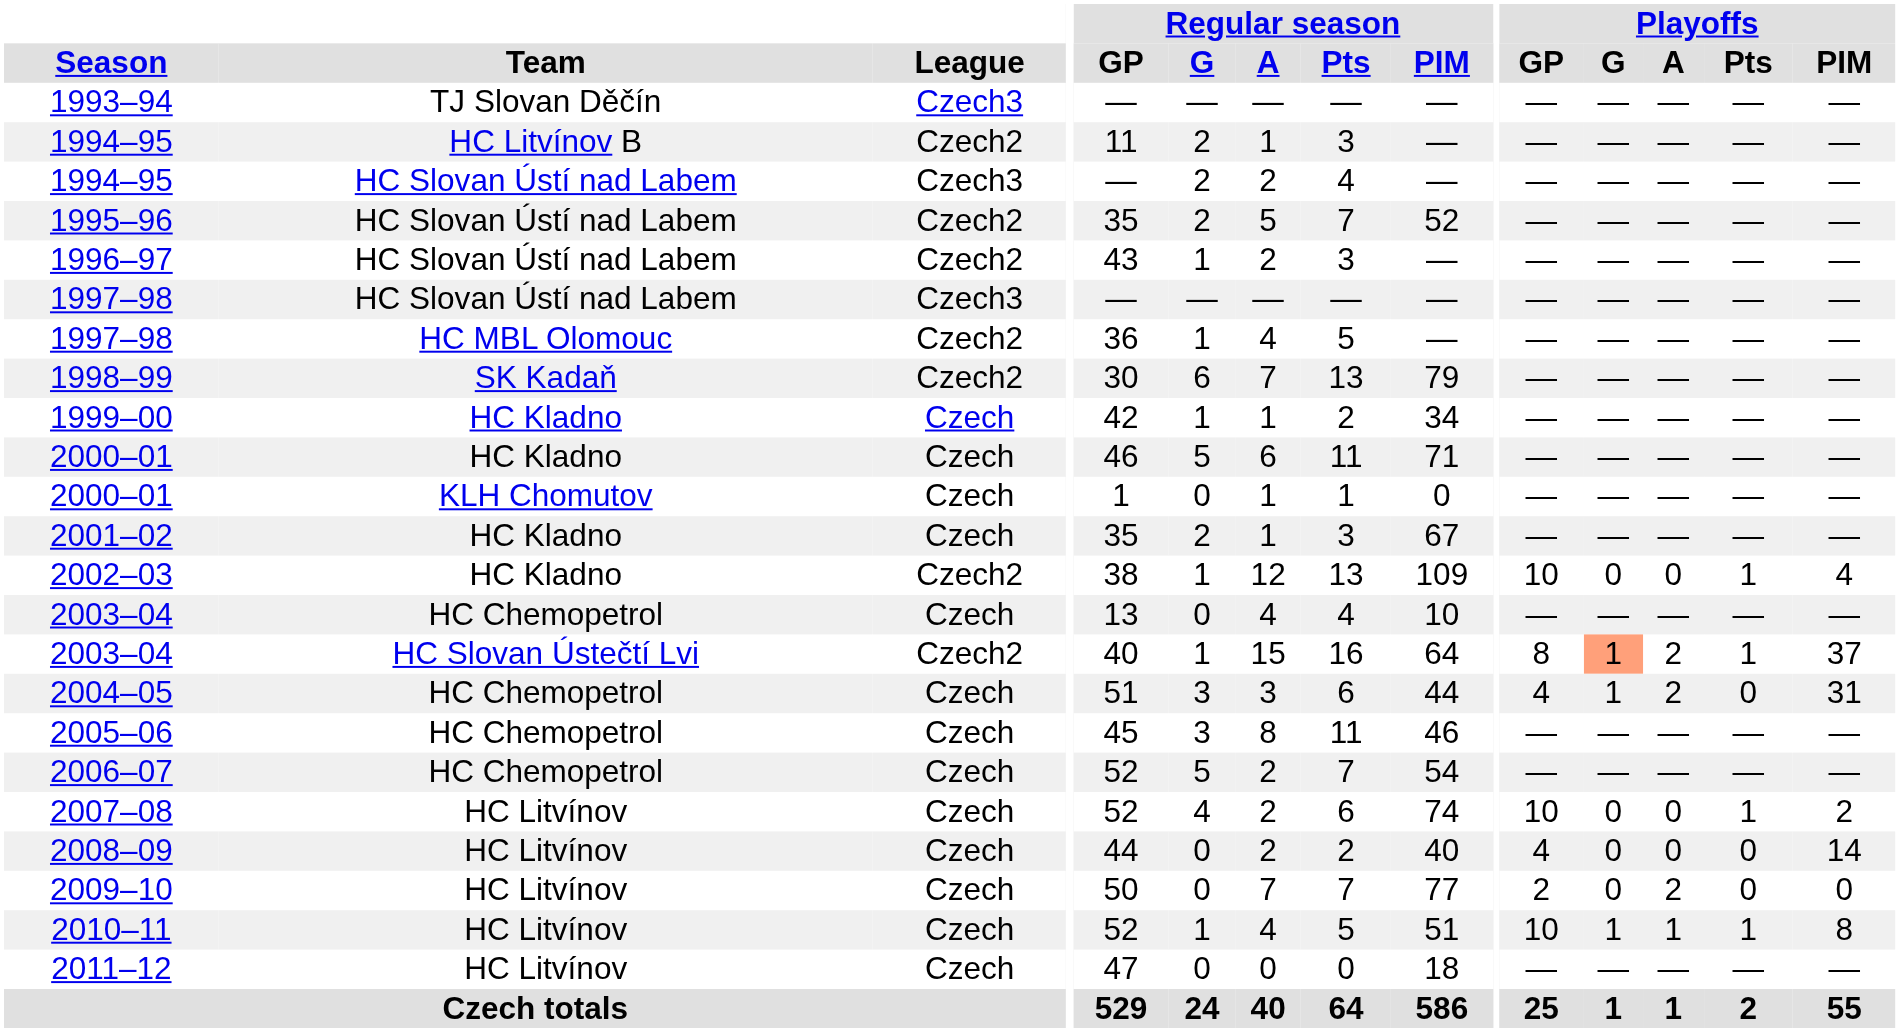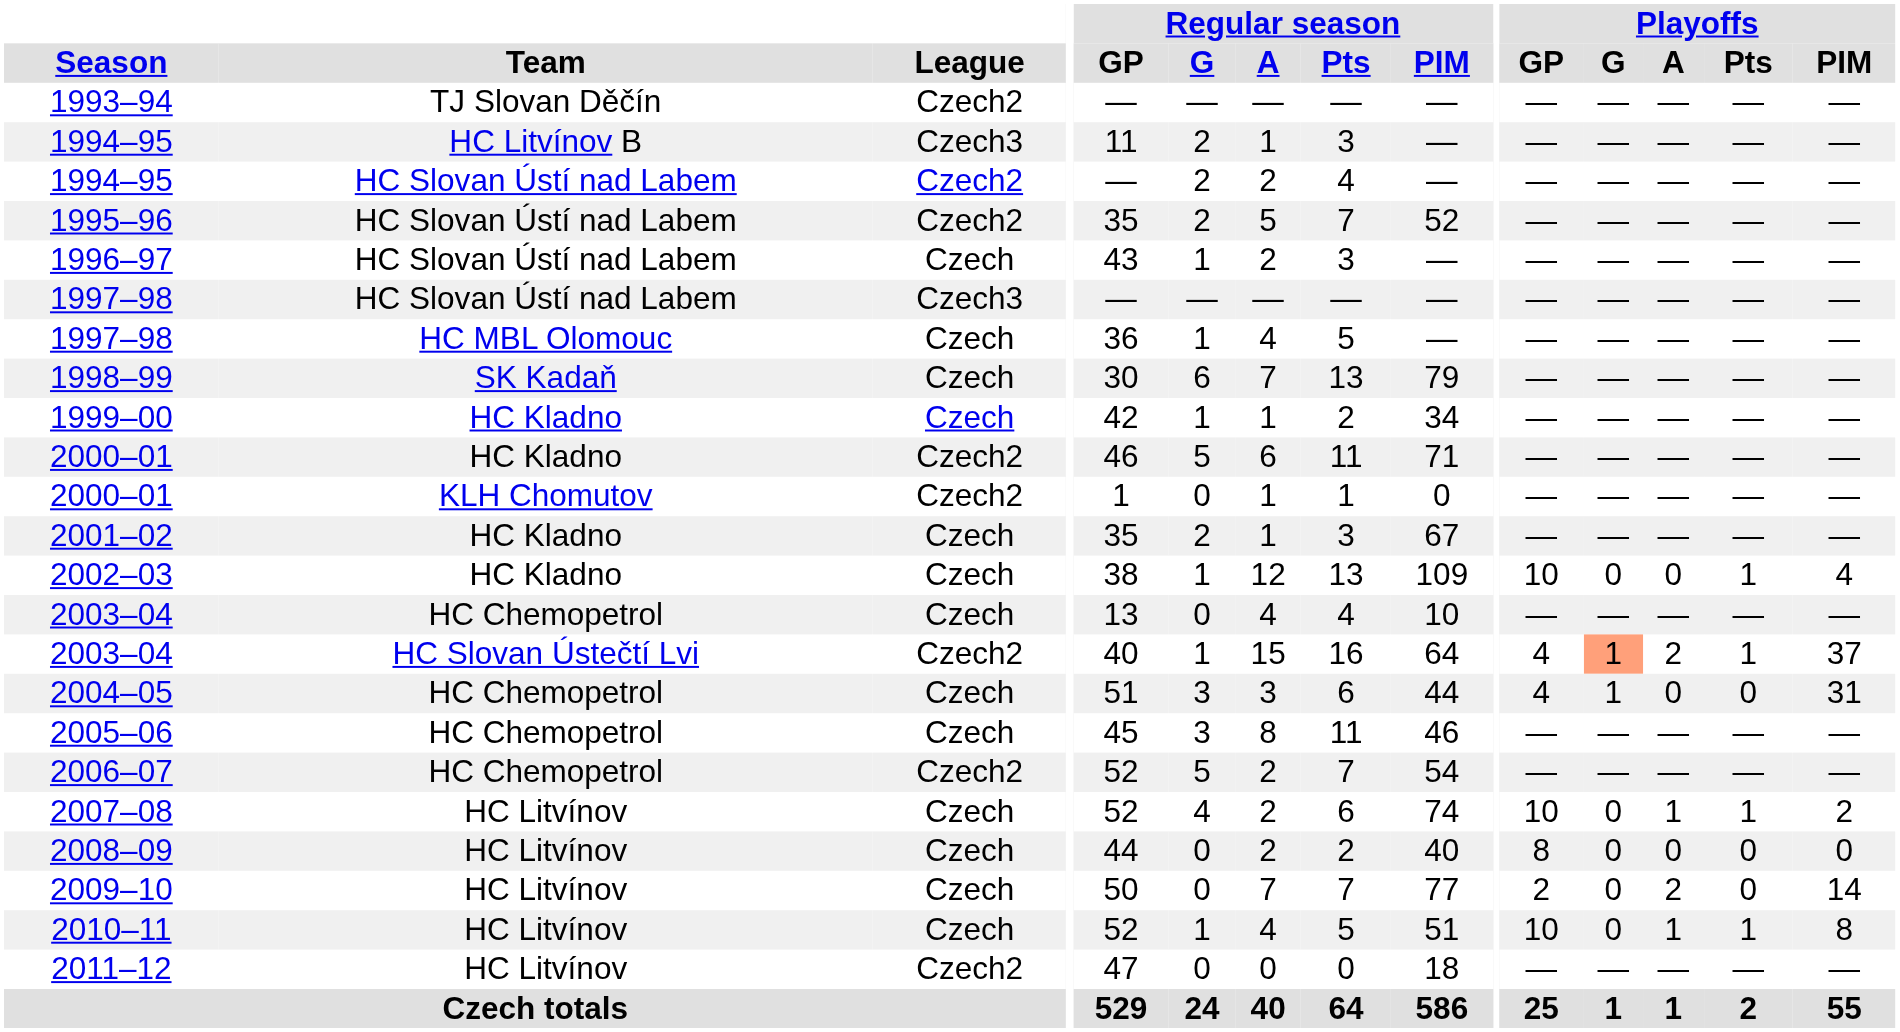(970, 102) Czech3 -> (970, 102) Czech2
(970, 141) Czech2 -> (970, 141) Czech3
(970, 180) Czech3 -> (970, 180) Czech2
(970, 259) Czech2 -> (970, 259) Czech
(970, 338) Czech2 -> (970, 338) Czech
(970, 377) Czech2 -> (970, 377) Czech
(970, 456) Czech -> (970, 456) Czech2
(970, 496) Czech -> (970, 496) Czech2
(970, 574) Czech2 -> (970, 574) Czech
(1541, 653) 8 -> (1541, 653) 4
(1673, 693) 2 -> (1673, 693) 0
(970, 771) Czech -> (970, 771) Czech2
(1673, 811) 0 -> (1673, 811) 1
(1541, 850) 4 -> (1541, 850) 8
(1844, 850) 14 -> (1844, 850) 0
(1844, 890) 0 -> (1844, 890) 14
(1613, 929) 1 -> (1613, 929) 0
(970, 968) Czech -> (970, 968) Czech2
